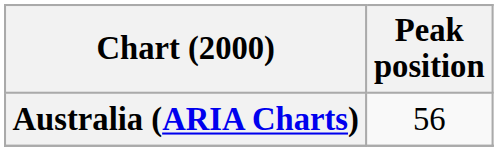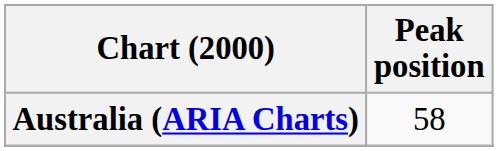(429, 118) 56 -> (429, 118) 58
